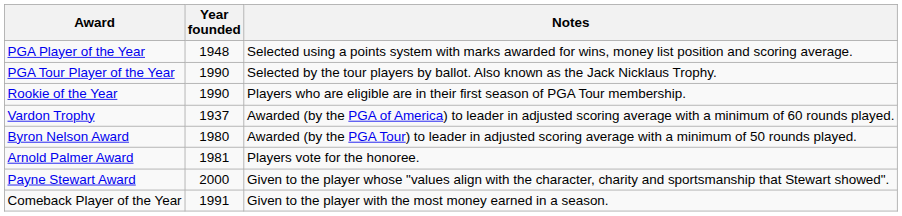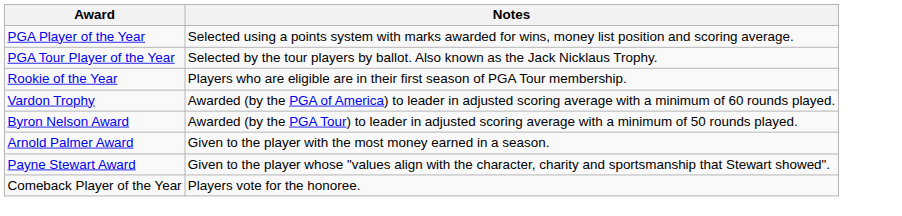- column: (214, 22)
(333, 158) Players vote for the honoree. -> (369, 143) Given to the player with the most money earned in a season.
(428, 200) Given to the player with the most money earned in a season. -> (274, 185) Players vote for the honoree.
